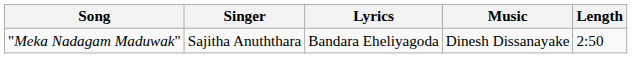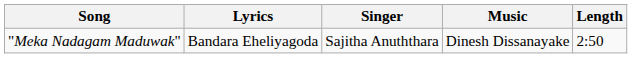columns swapped: (245, 16) <-> (374, 16)
